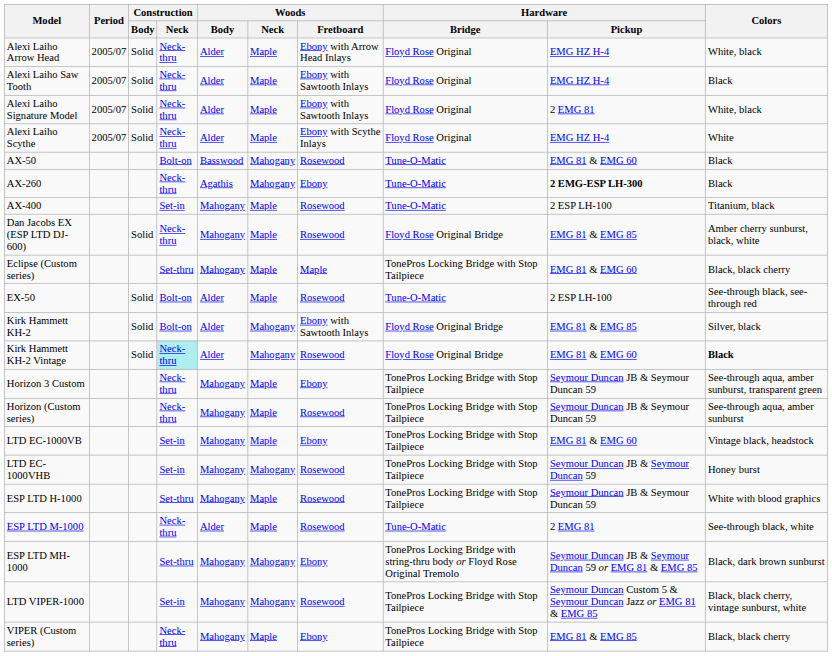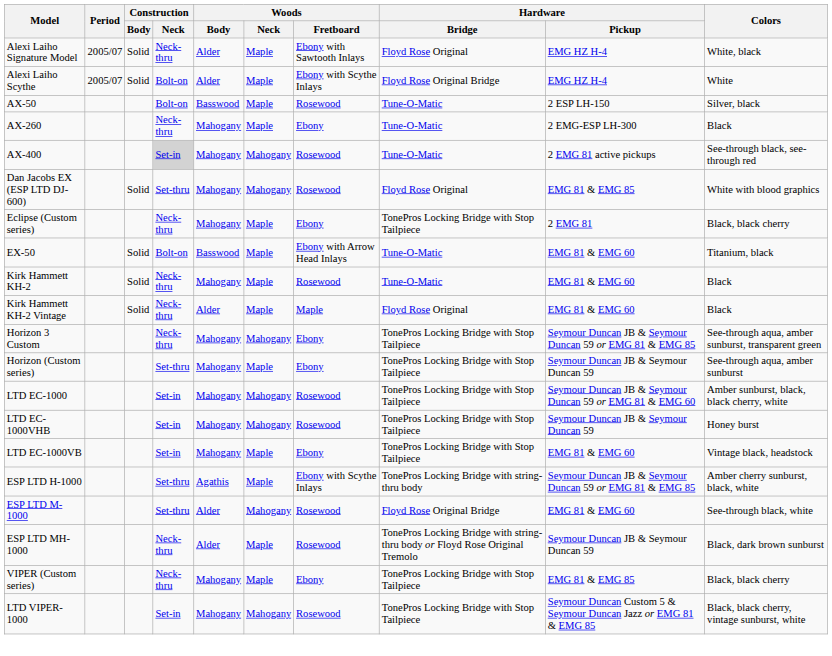- row: (33, 52)
- row: (43, 80)
(572, 109) 2 EMG 81 -> (577, 52) EMG HZ H-4
(172, 138) Neck-thru -> (172, 80) Bolt-on
(428, 138) Floyd Rose Original -> (441, 80) Floyd Rose Original Bridge
(273, 160) Mahogany -> (260, 103) Maple
(593, 160) EMG 81 & EMG 60 -> (579, 103) 2 ESP LH-150
(720, 160) Black -> (734, 103) Silver, black
(216, 183) Agathis -> (219, 126) Mahogany
(273, 183) Mahogany -> (260, 126) Maple
(596, 183) bold -> (592, 126) normal
(172, 206) no background -> (168, 154) lightgrey background
(263, 206) Maple -> (269, 154) Mahogany
(581, 206) 2 ESP LH-100 -> (602, 154) 2 EMG 81 active pickups
(741, 206) Titanium, black -> (757, 154) See-through black, see-through red
(172, 234) Neck-thru -> (172, 189) Set-thru
(263, 234) Maple -> (269, 189) Mahogany
(444, 234) Floyd Rose Original Bridge -> (425, 189) Floyd Rose Original
(758, 234) Amber cherry sunburst, black, white -> (763, 189) White with blood graphics
(176, 269) Set-thru -> (168, 224) Neck-thru
(314, 269) Maple -> (310, 224) Ebony
(593, 269) EMG 81 & EMG 60 -> (570, 224) 2 EMG 81
(212, 298) Alder -> (218, 252) Basswood
(322, 298) Rosewood -> (335, 252) Ebony with Arrow Head Inlays
(581, 298) 2 ESP LH-100 -> (591, 252) EMG 81 & EMG 60
(758, 298) See-through black, see-through red -> (740, 252) Titanium, black
(176, 326) Bolt-on -> (168, 281) Neck-thru
(212, 326) Alder -> (219, 281) Mahogany
(273, 326) Mahogany -> (260, 281) Maple
(334, 326) Ebony with Sawtooth Inlays -> (318, 281) Rosewood
(444, 326) Floyd Rose Original Bridge -> (412, 281) Tune-O-Matic
(593, 326) EMG 81 & EMG 85 -> (591, 281) EMG 81 & EMG 60
(734, 326) Silver, black -> (719, 281) Black
(172, 355) paleturquoise background -> (168, 309) no background
(273, 355) Mahogany -> (260, 309) Maple
(322, 355) Rosewood -> (310, 309) Maple
(444, 355) Floyd Rose Original Bridge -> (425, 309) Floyd Rose Original
(721, 355) bold -> (719, 309) normal
(263, 383) Maple -> (269, 338) Mahogany
(619, 383) Seymour Duncan JB & Seymour Duncan 59 -> (622, 338) Seymour Duncan JB & Seymour Duncan 59 or EMG 81 & EMG 85
(172, 412) Neck-thru -> (172, 367) Set-thru
(322, 412) Rosewood -> (310, 367) Ebony
+ row: (37, 395)
rows swapped: (44, 441) <-> (28, 469)
(223, 498) Mahogany -> (212, 481) Agathis
(322, 498) Rosewood -> (336, 481) Ebony with Scythe Inlays
(461, 498) TonePros Locking Bridge with Stop Tailpiece -> (462, 481) TonePros Locking Bridge with string-thru body
(619, 498) Seymour Duncan JB & Seymour Duncan 59 -> (622, 481) Seymour Duncan JB & Seymour Duncan 59 or EMG 81 & EMG 85
(764, 498) White with blood graphics -> (757, 481) Amber cherry sunburst, black, white
(172, 527) Neck-thru -> (172, 510) Set-thru
(263, 527) Maple -> (269, 510) Mahogany
(416, 527) Tune-O-Matic -> (441, 510) Floyd Rose Original Bridge
(572, 527) 2 EMG 81 -> (591, 510) EMG 81 & EMG 60
(176, 561) Set-thru -> (168, 544) Neck-thru
(223, 561) Mahogany -> (208, 544) Alder
(273, 561) Mahogany -> (260, 544) Maple
(314, 561) Ebony -> (318, 544) Rosewood
(624, 561) Seymour Duncan JB & Seymour Duncan 59 or EMG 81 & EMG 85 -> (617, 544) Seymour Duncan JB & Seymour Duncan 59
rows swapped: (45, 602) <-> (42, 636)
